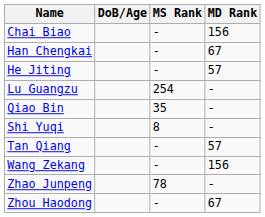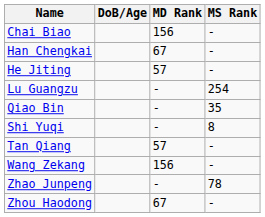columns swapped: (177, 14) <-> (233, 14)
